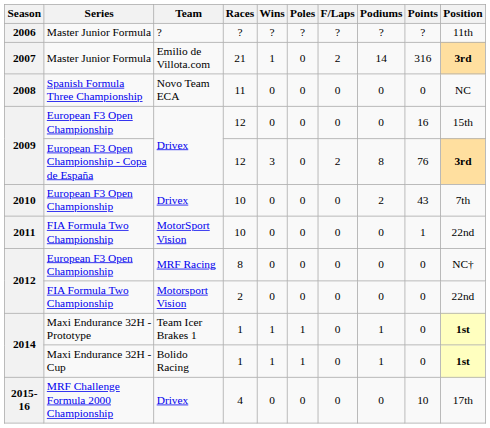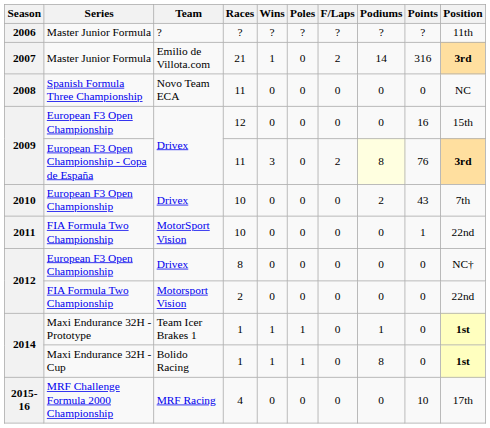(240, 161) 12 -> (240, 161) 11
(381, 161) no background -> (381, 161) lightyellow background
(186, 265) MRF Racing -> (172, 265) Drivex
(381, 361) 1 -> (381, 361) 8
(172, 400) Drivex -> (186, 400) MRF Racing
